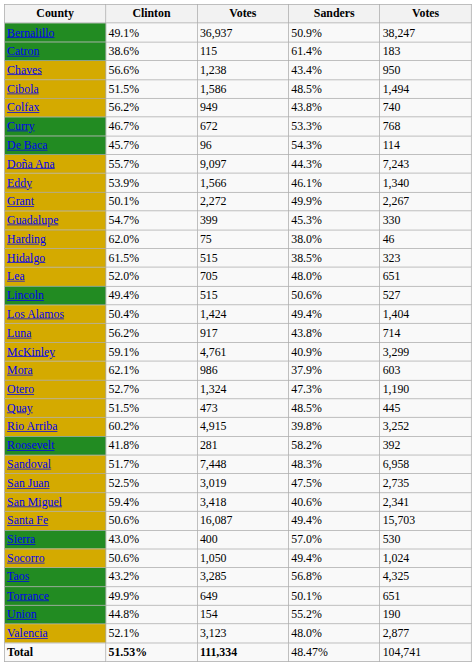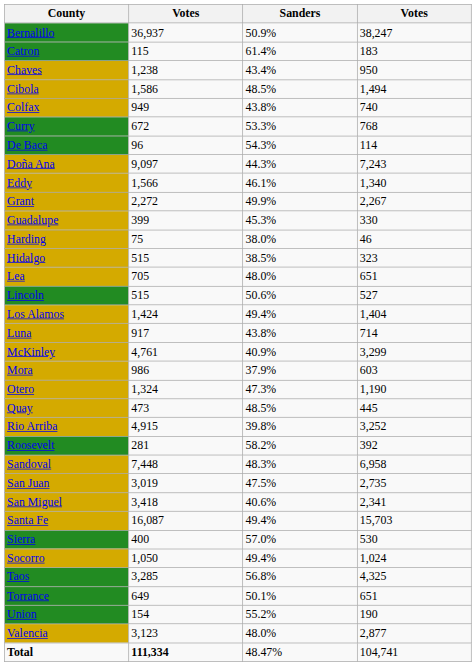- column: (151, 13)
